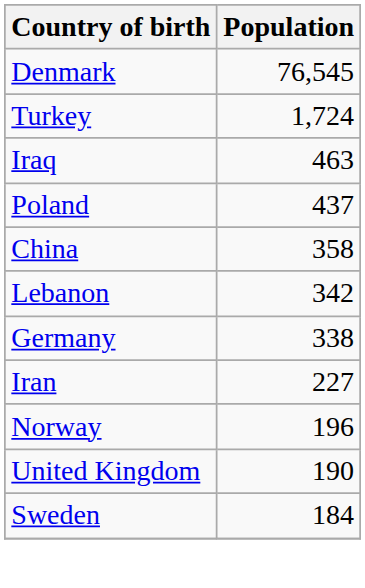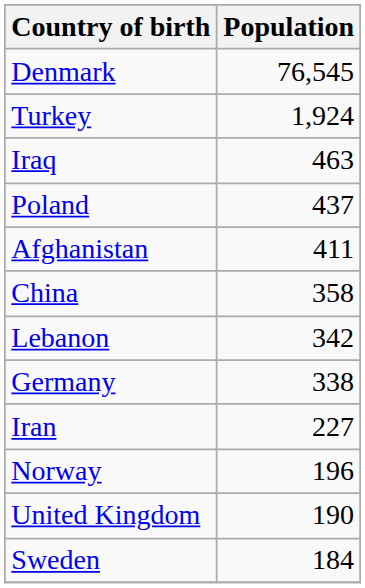(323, 115) 1,724 -> (323, 115) 1,924
+ row: (80, 248)
